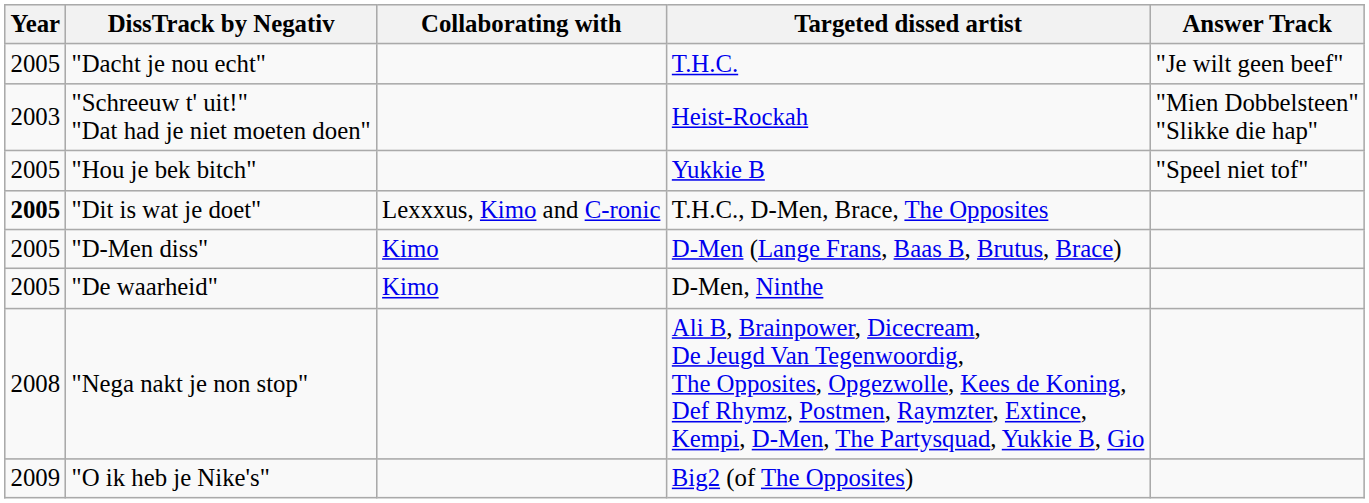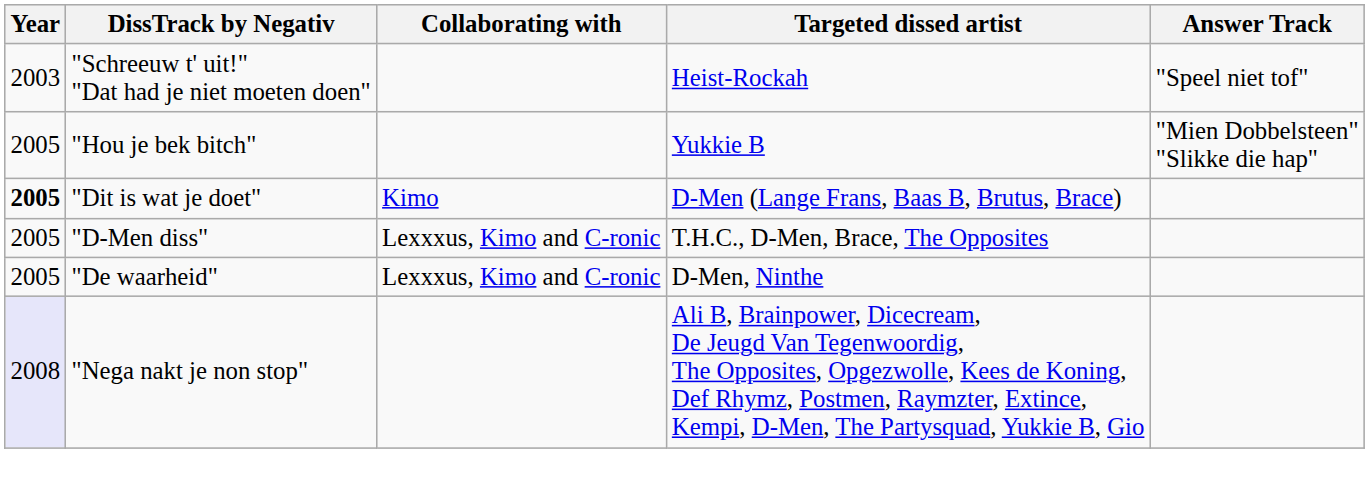- row: (169, 63)
(1257, 116) "Mien Dobbelsteen" "Slikke die hap" -> (1232, 77) "Speel niet tof"
(1232, 170) "Speel niet tof" -> (1257, 144) "Mien Dobbelsteen" "Slikke die hap"
(521, 209) Lexxxus, Kimo and C-ronic -> (410, 197) Kimo
(860, 209) T.H.C., D-Men, Brace, The Opposites -> (897, 197) D-Men (Lange Frans, Baas B, Brutus, Brace)
(410, 248) Kimo -> (521, 237) Lexxxus, Kimo and C-ronic
(897, 248) D-Men (Lange Frans, Baas B, Brutus, Brace) -> (860, 237) T.H.C., D-Men, Brace, The Opposites
(410, 288) Kimo -> (521, 276) Lexxxus, Kimo and C-ronic
(35, 383) no background -> (35, 371) lavender background
- row: (171, 478)
